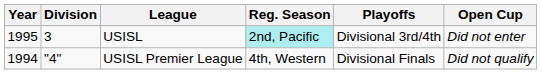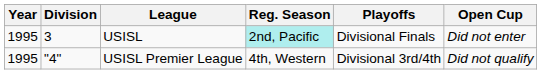(389, 36) Divisional 3rd/4th -> (386, 36) Divisional Finals
(23, 58) 1994 -> (23, 58) 1995
(386, 58) Divisional Finals -> (389, 58) Divisional 3rd/4th
